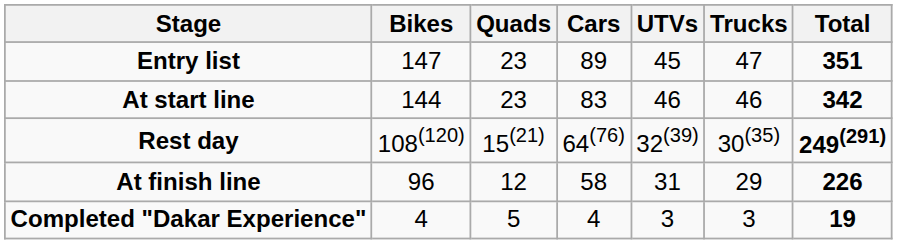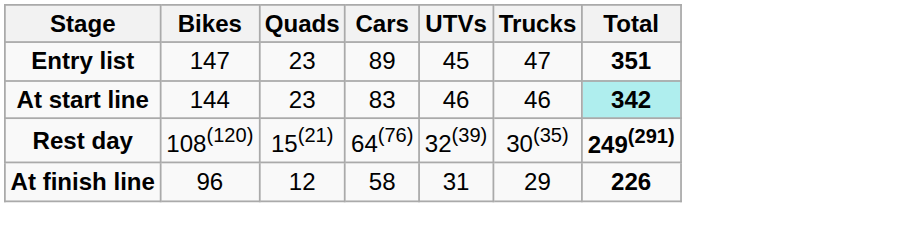(843, 99) no background -> (631, 99) paleturquoise background
- row: (188, 219)
